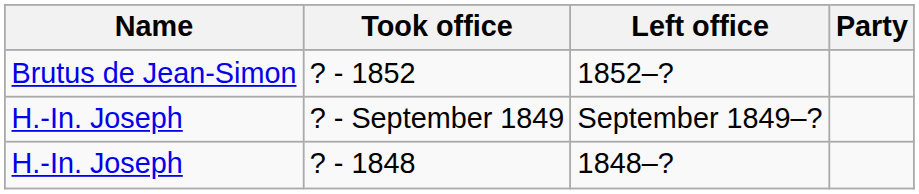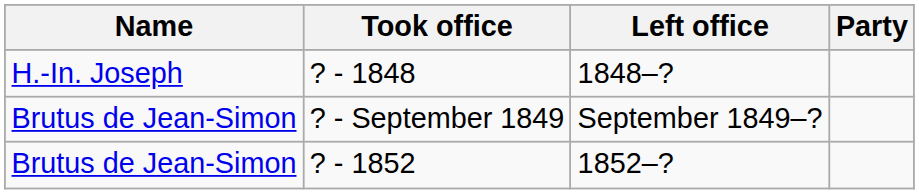rows swapped: (363, 164) <-> (363, 73)
(97, 118) H.-In. Joseph -> (154, 118) Brutus de Jean-Simon
